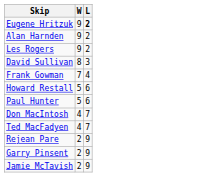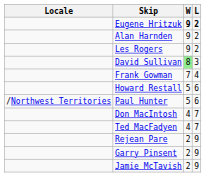+ column: (59, 11)
(79, 24) normal -> (188, 24) bold
(79, 62) no background -> (188, 62) lightgreen background
